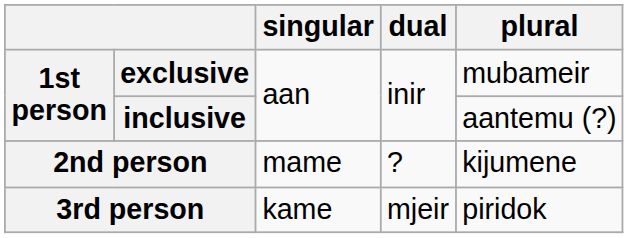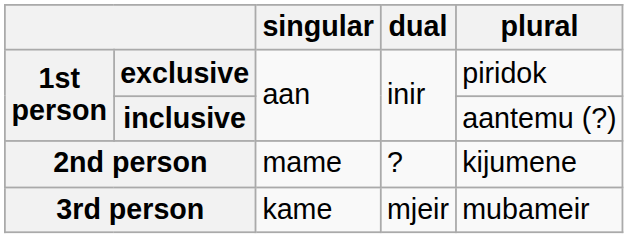(526, 72) mubameir -> (504, 72) piridok
(504, 208) piridok -> (526, 208) mubameir
